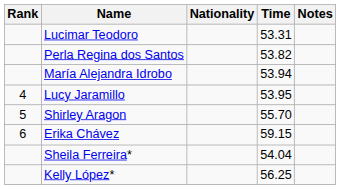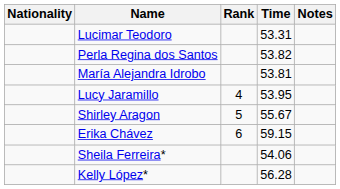columns swapped: (23, 14) <-> (222, 14)
(276, 74) 53.94 -> (276, 74) 53.81
(276, 114) 55.70 -> (276, 114) 55.67
(276, 154) 54.04 -> (276, 154) 54.06
(276, 174) 56.25 -> (276, 174) 56.28
